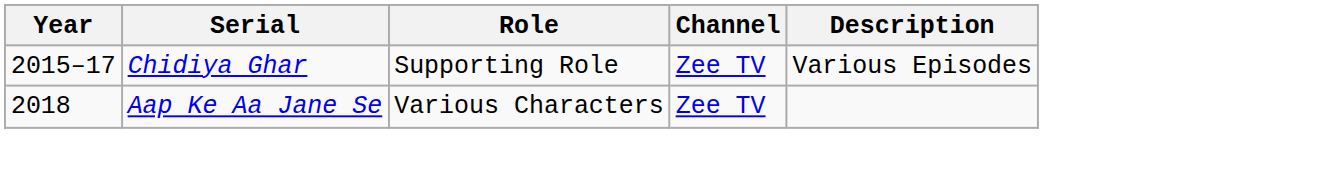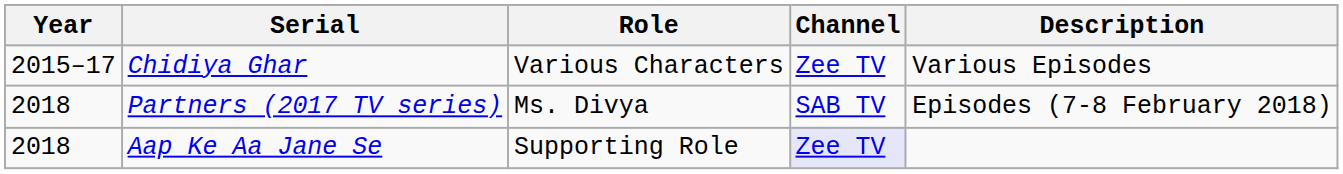(506, 66) Supporting Role -> (649, 66) Various Characters
+ row: (315, 107)
(529, 107) Various Characters -> (626, 147) Supporting Role
(721, 107) no background -> (840, 147) lavender background
